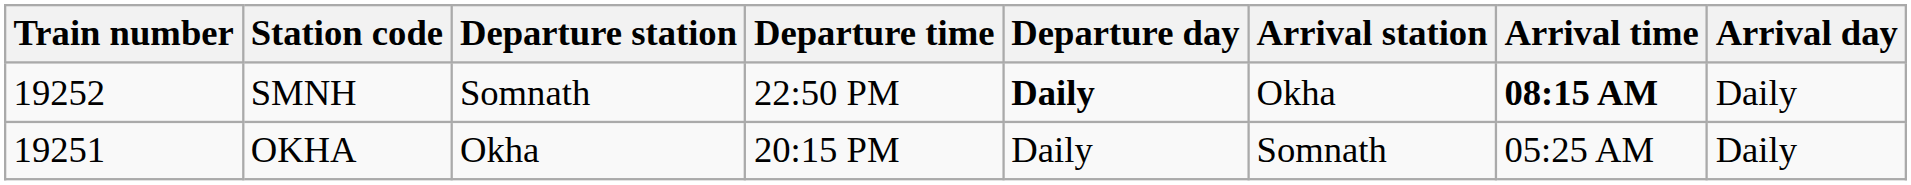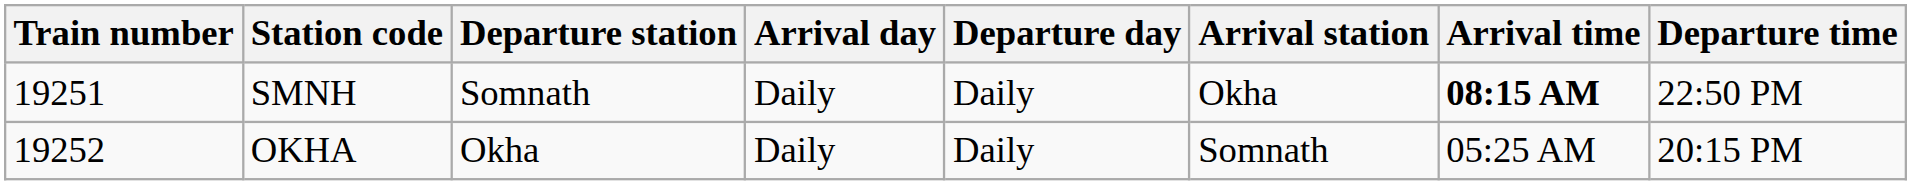columns swapped: (874, 33) <-> (1807, 33)
(59, 91) 19252 -> (59, 91) 19251
(1053, 91) bold -> (994, 91) normal
(59, 149) 19251 -> (59, 149) 19252
